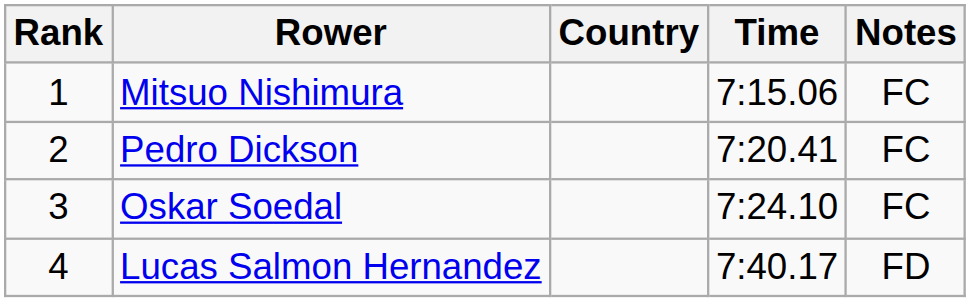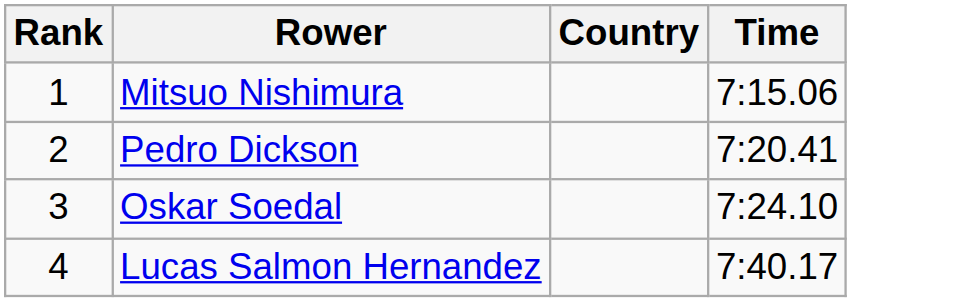- column: (906, 33)
